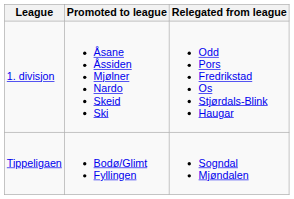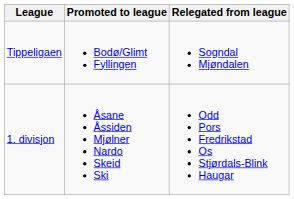rows swapped: (34, 163) <-> (31, 76)
